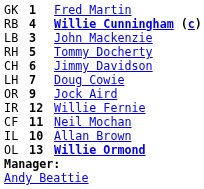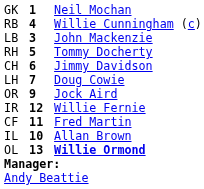(93, 10) Fred Martin -> (93, 10) Neil Mochan
(128, 24) bold -> (128, 24) normal
(93, 122) Neil Mochan -> (93, 122) Fred Martin
